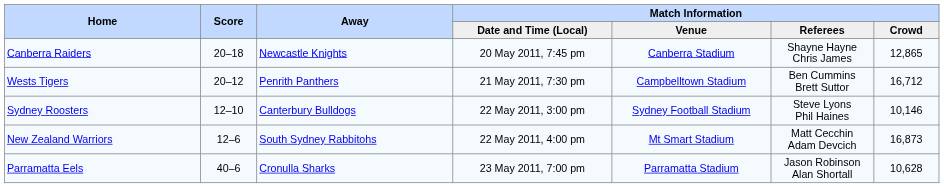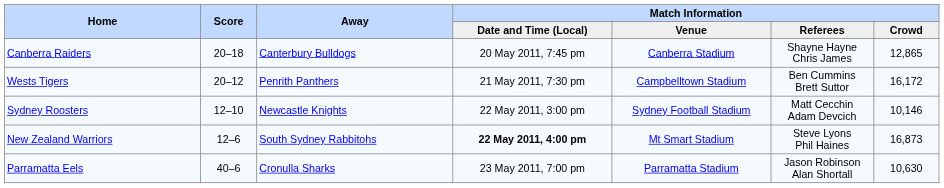(303, 53) Newcastle Knights -> (308, 53) Canterbury Bulldogs
(906, 82) 16,712 -> (906, 82) 16,172
(308, 111) Canterbury Bulldogs -> (303, 111) Newcastle Knights
(822, 111) Steve Lyons Phil Haines -> (822, 111) Matt Cecchin Adam Devcich
(532, 139) normal -> (532, 139) bold
(822, 139) Matt Cecchin Adam Devcich -> (822, 139) Steve Lyons Phil Haines
(906, 168) 10,628 -> (906, 168) 10,630
